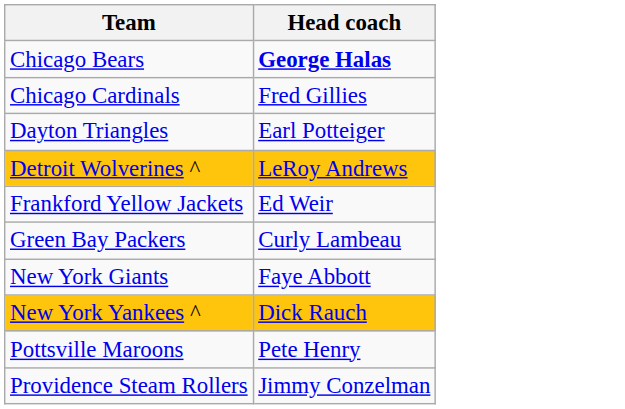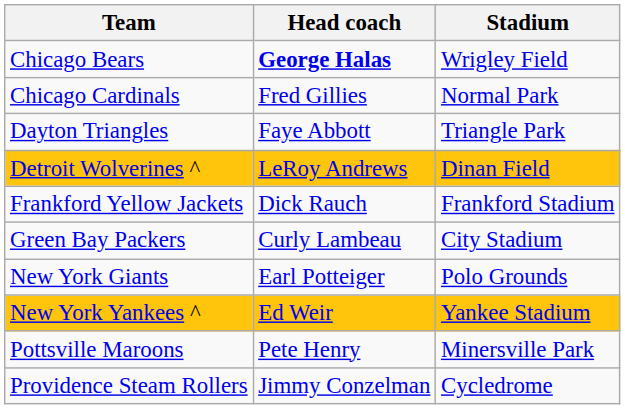+ column: (528, 22)
(321, 131) Earl Potteiger -> (314, 131) Faye Abbott
(295, 204) Ed Weir -> (313, 204) Dick Rauch
(314, 276) Faye Abbott -> (321, 276) Earl Potteiger
(313, 312) Dick Rauch -> (295, 312) Ed Weir
